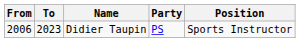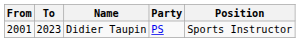(19, 30) 2006 -> (19, 30) 2001
